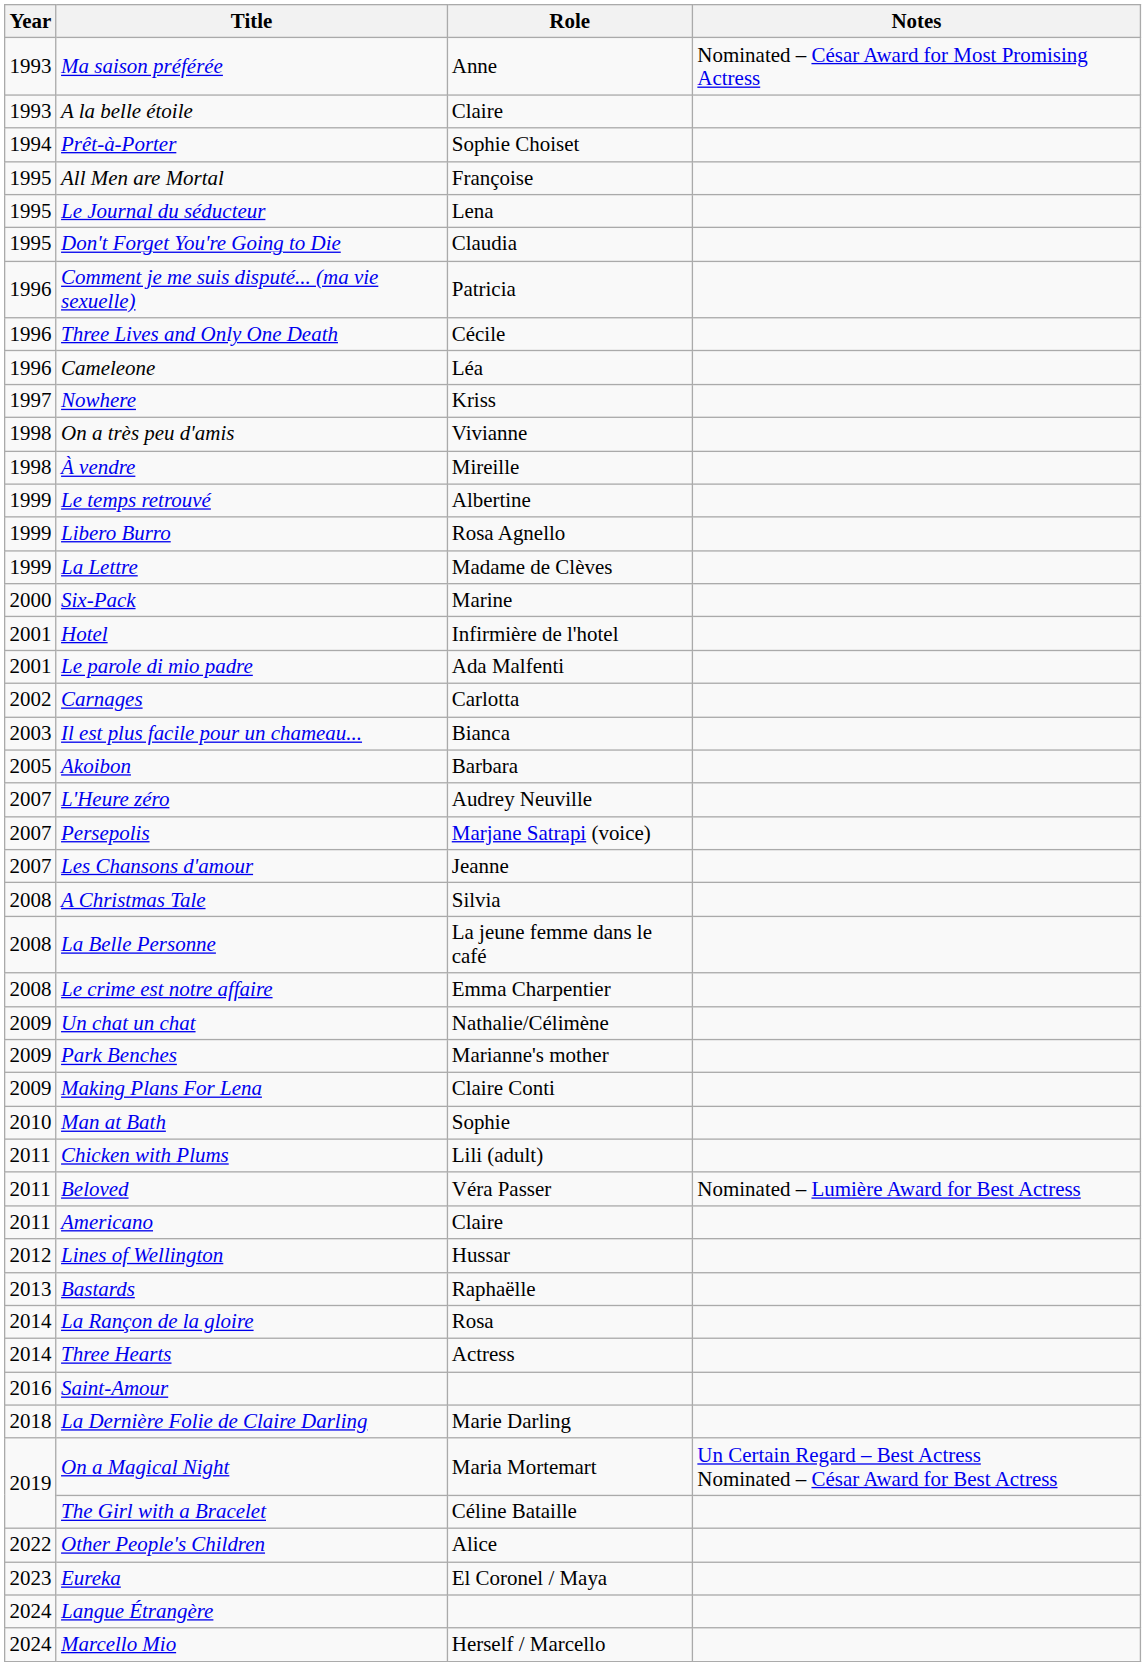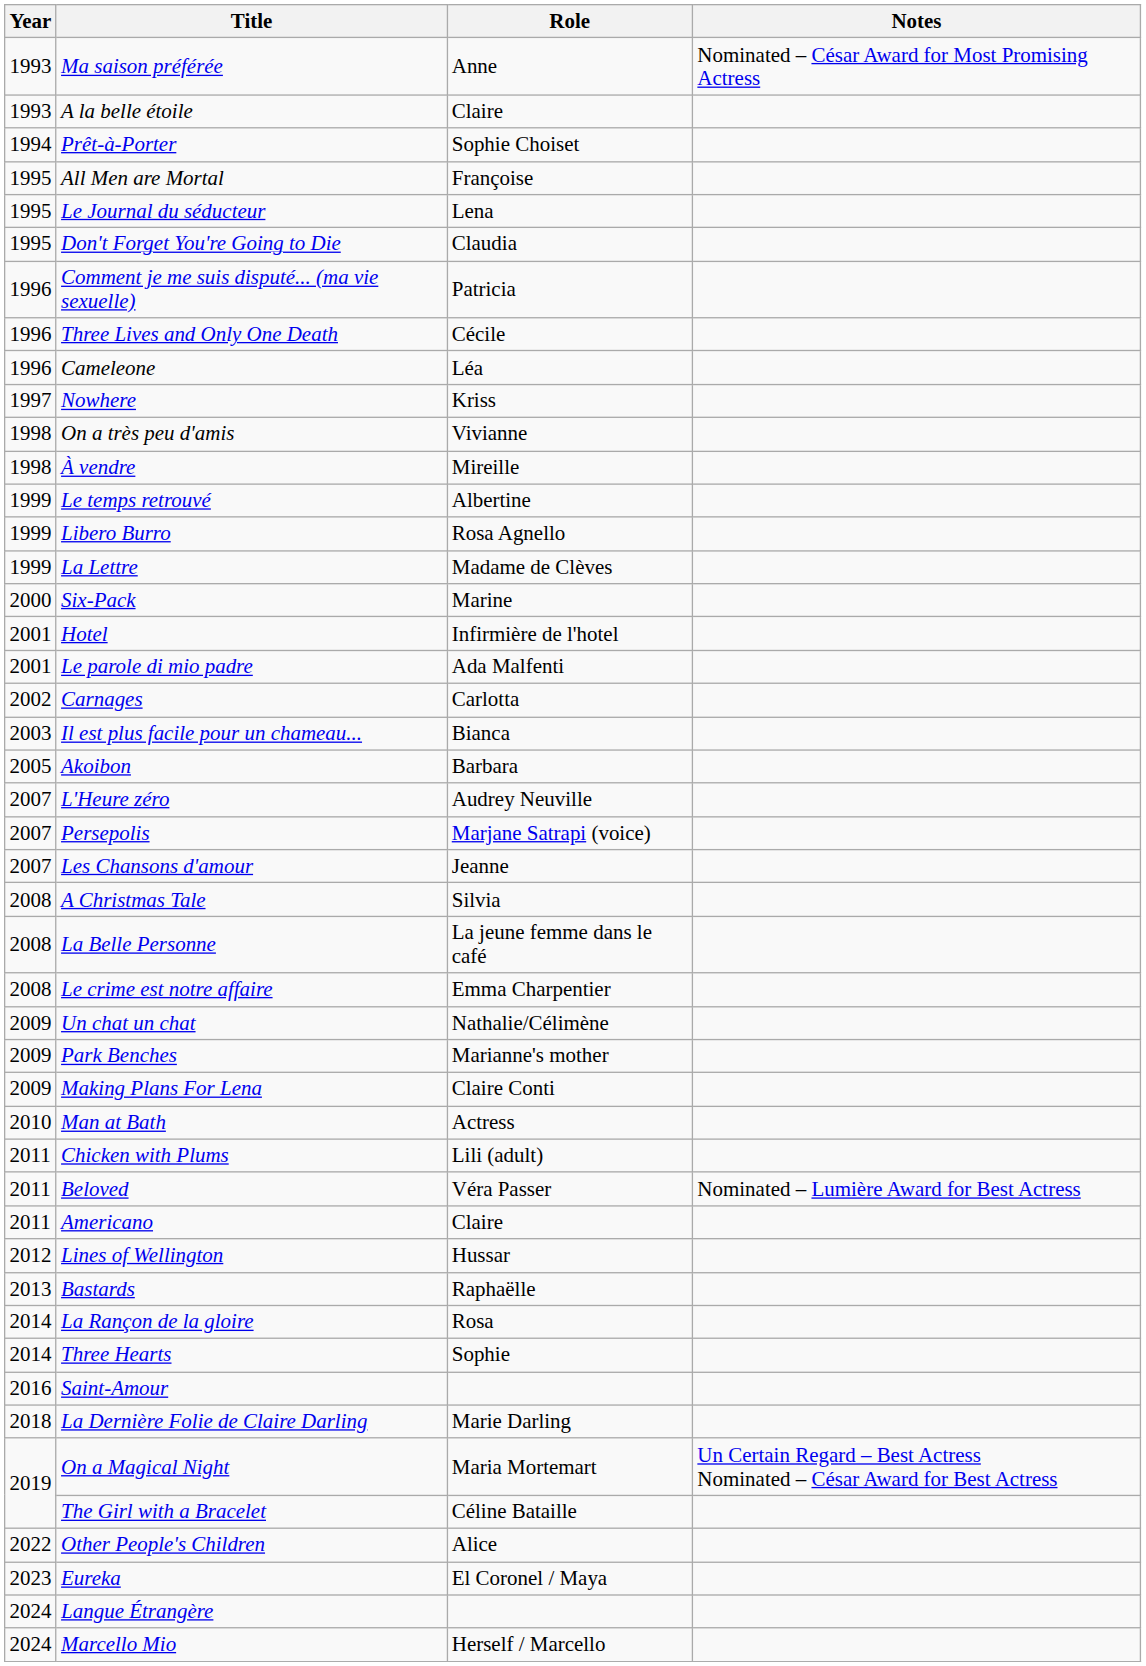(481, 1122) Sophie -> (483, 1122) Actress
(483, 1355) Actress -> (481, 1355) Sophie
